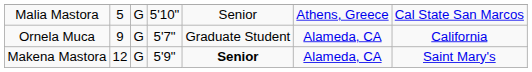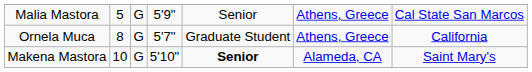(165, 15) 5'10" -> (165, 15) 5'9"
(120, 36) 9 -> (120, 36) 8
(342, 36) Alameda, CA -> (342, 36) Athens, Greece
(120, 57) 12 -> (120, 57) 10
(165, 57) 5'9" -> (165, 57) 5'10"
